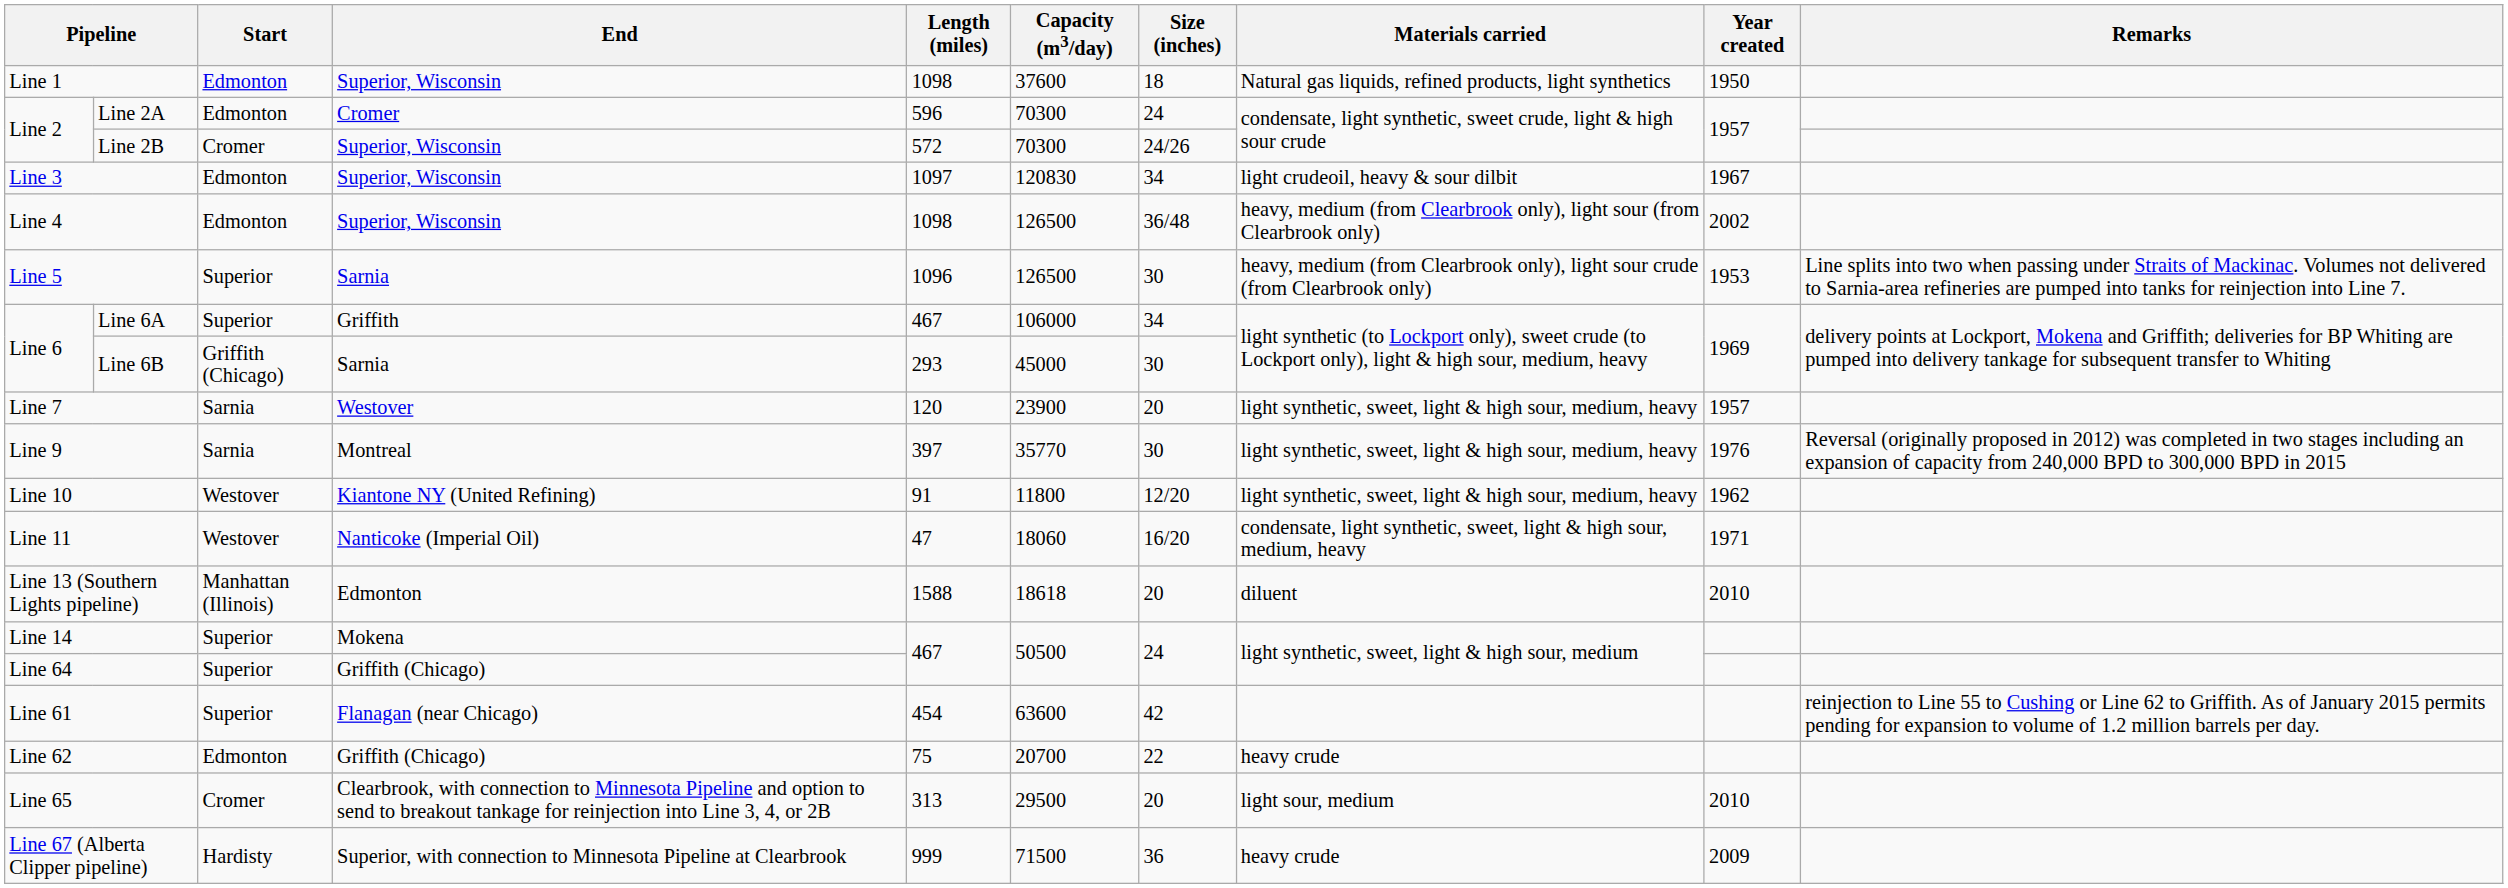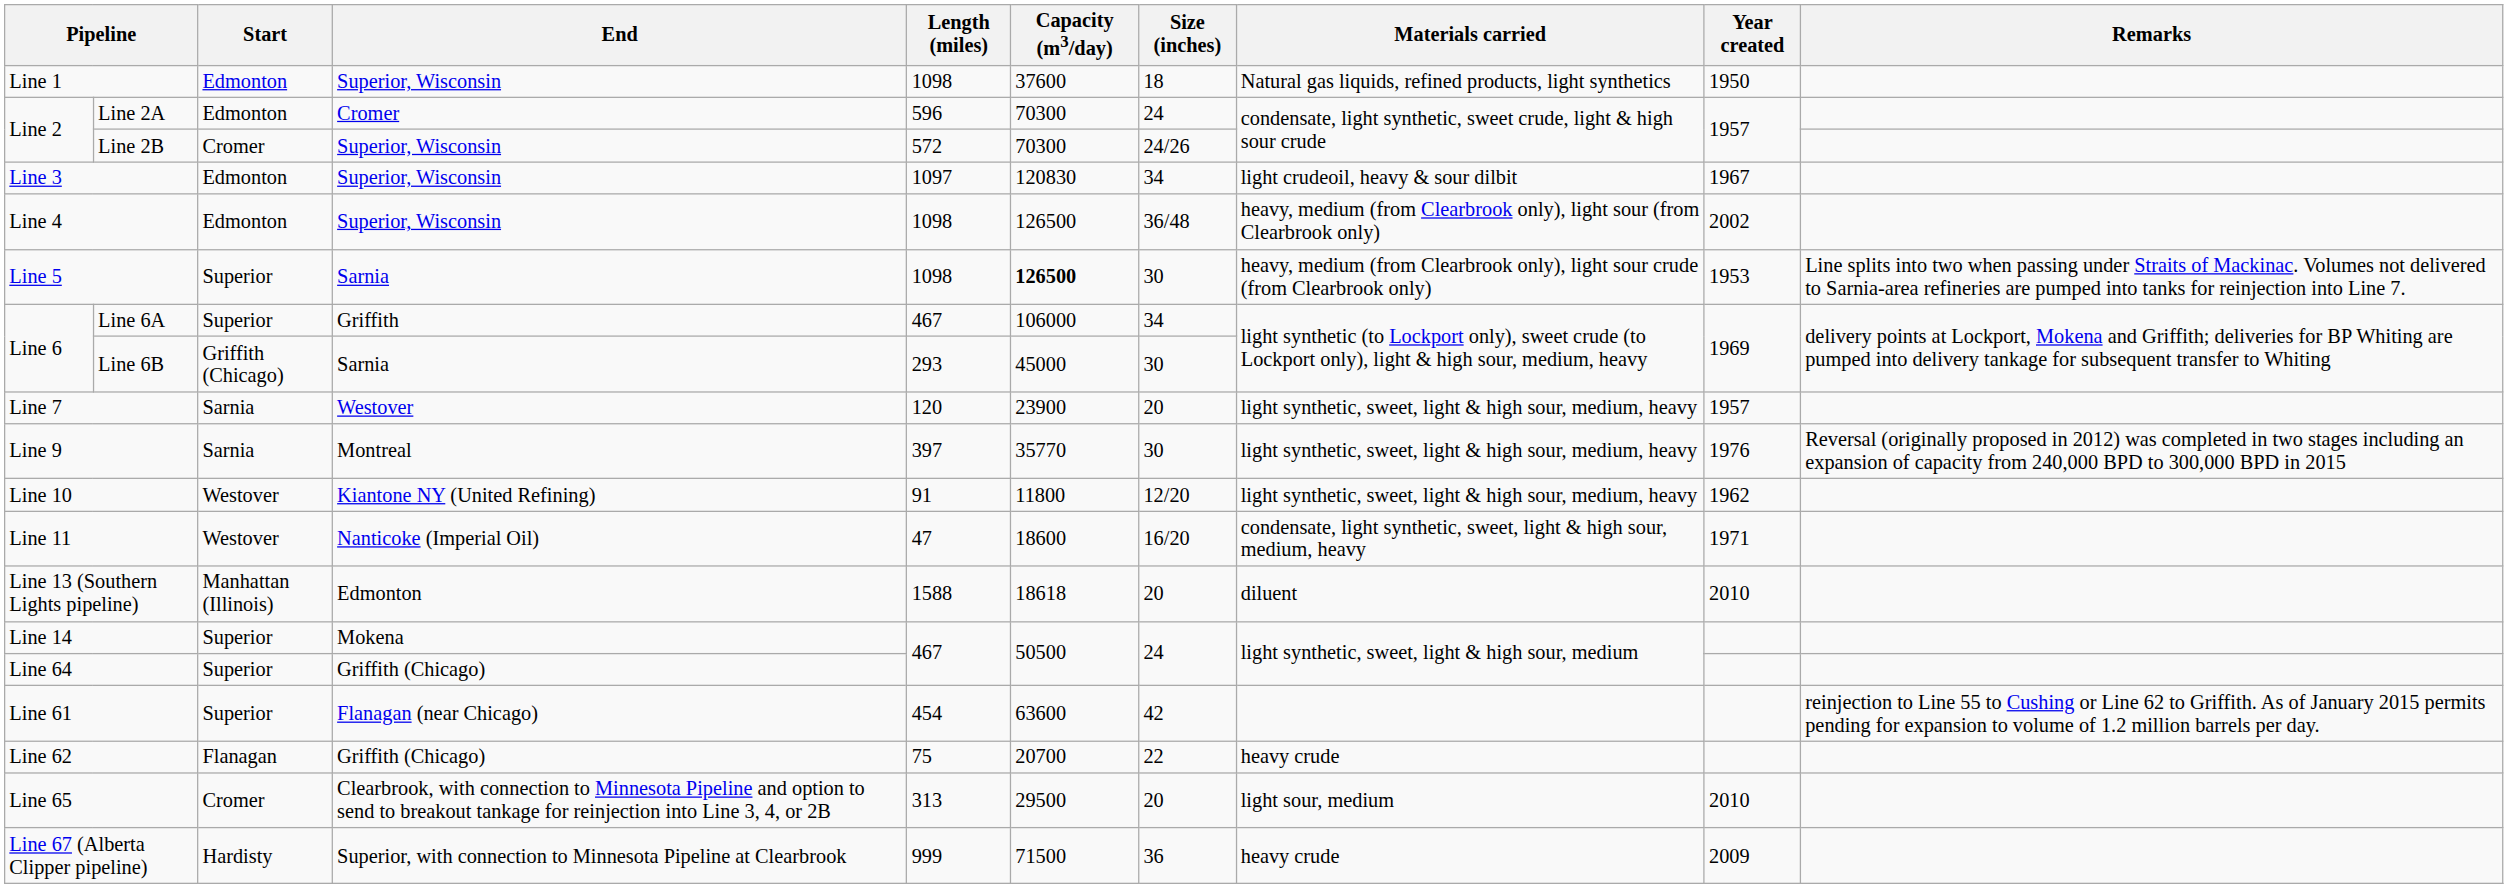(932, 276) 1096 -> (932, 276) 1098
(1046, 276) normal -> (1046, 276) bold
(1041, 538) 18060 -> (1041, 538) 18600
(245, 756) Edmonton -> (240, 756) Flanagan
